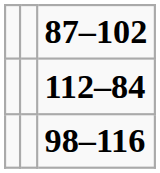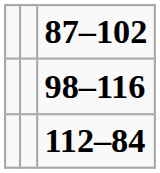rows swapped: (95, 140) <-> (95, 85)
